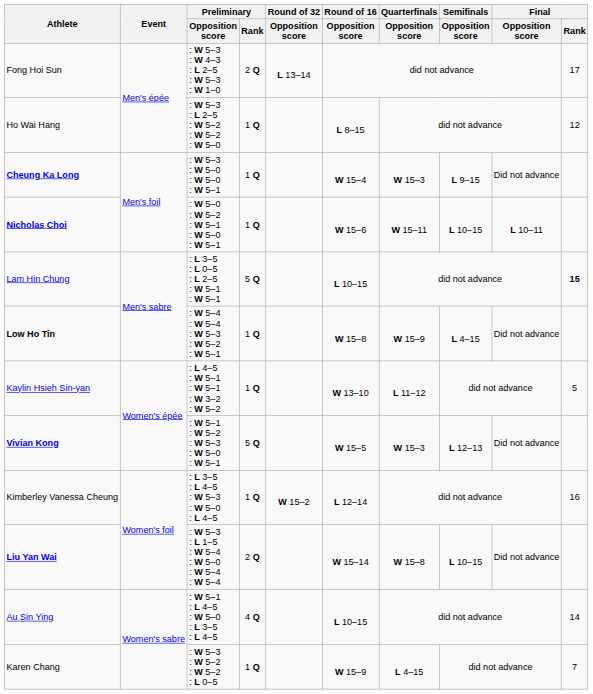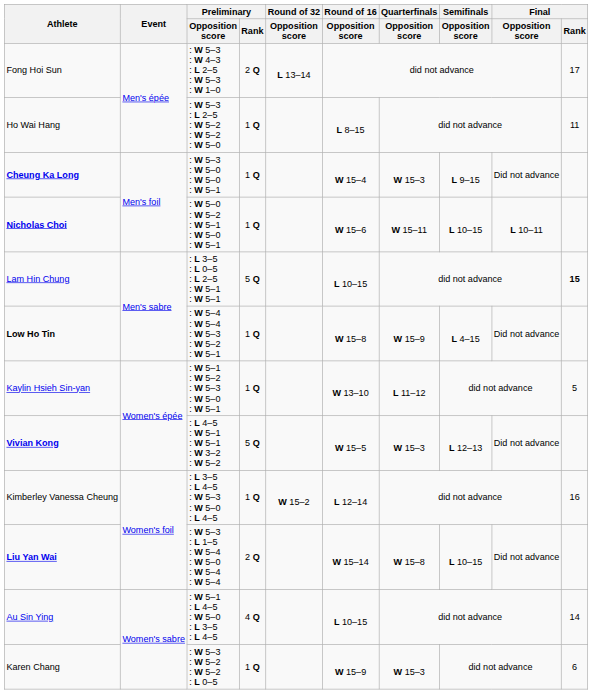(575, 125) 12 -> (575, 125) 11
(205, 389) : L 4–5 : W 5–1 : W 5–1 : W 3–2 : W 5–2 -> (205, 389) : W 5–1 : W 5–2 : W 5–3 : W 5–0 : W 5–1
(205, 443) : W 5–1 : W 5–2 : W 5–3 : W 5–0 : W 5–1 -> (205, 443) : L 4–5 : W 5–1 : W 5–1 : W 3–2 : W 5–2
(409, 672) L 4–15 -> (409, 672) W 15–3
(575, 667) 7 -> (575, 667) 6
